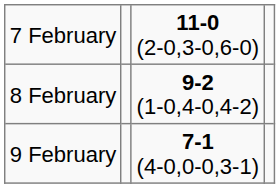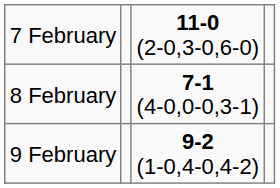(198, 94) 9-2 (1-0,4-0,4-2) -> (198, 94) 7-1 (4-0,0-0,3-1)
(198, 153) 7-1 (4-0,0-0,3-1) -> (198, 153) 9-2 (1-0,4-0,4-2)
